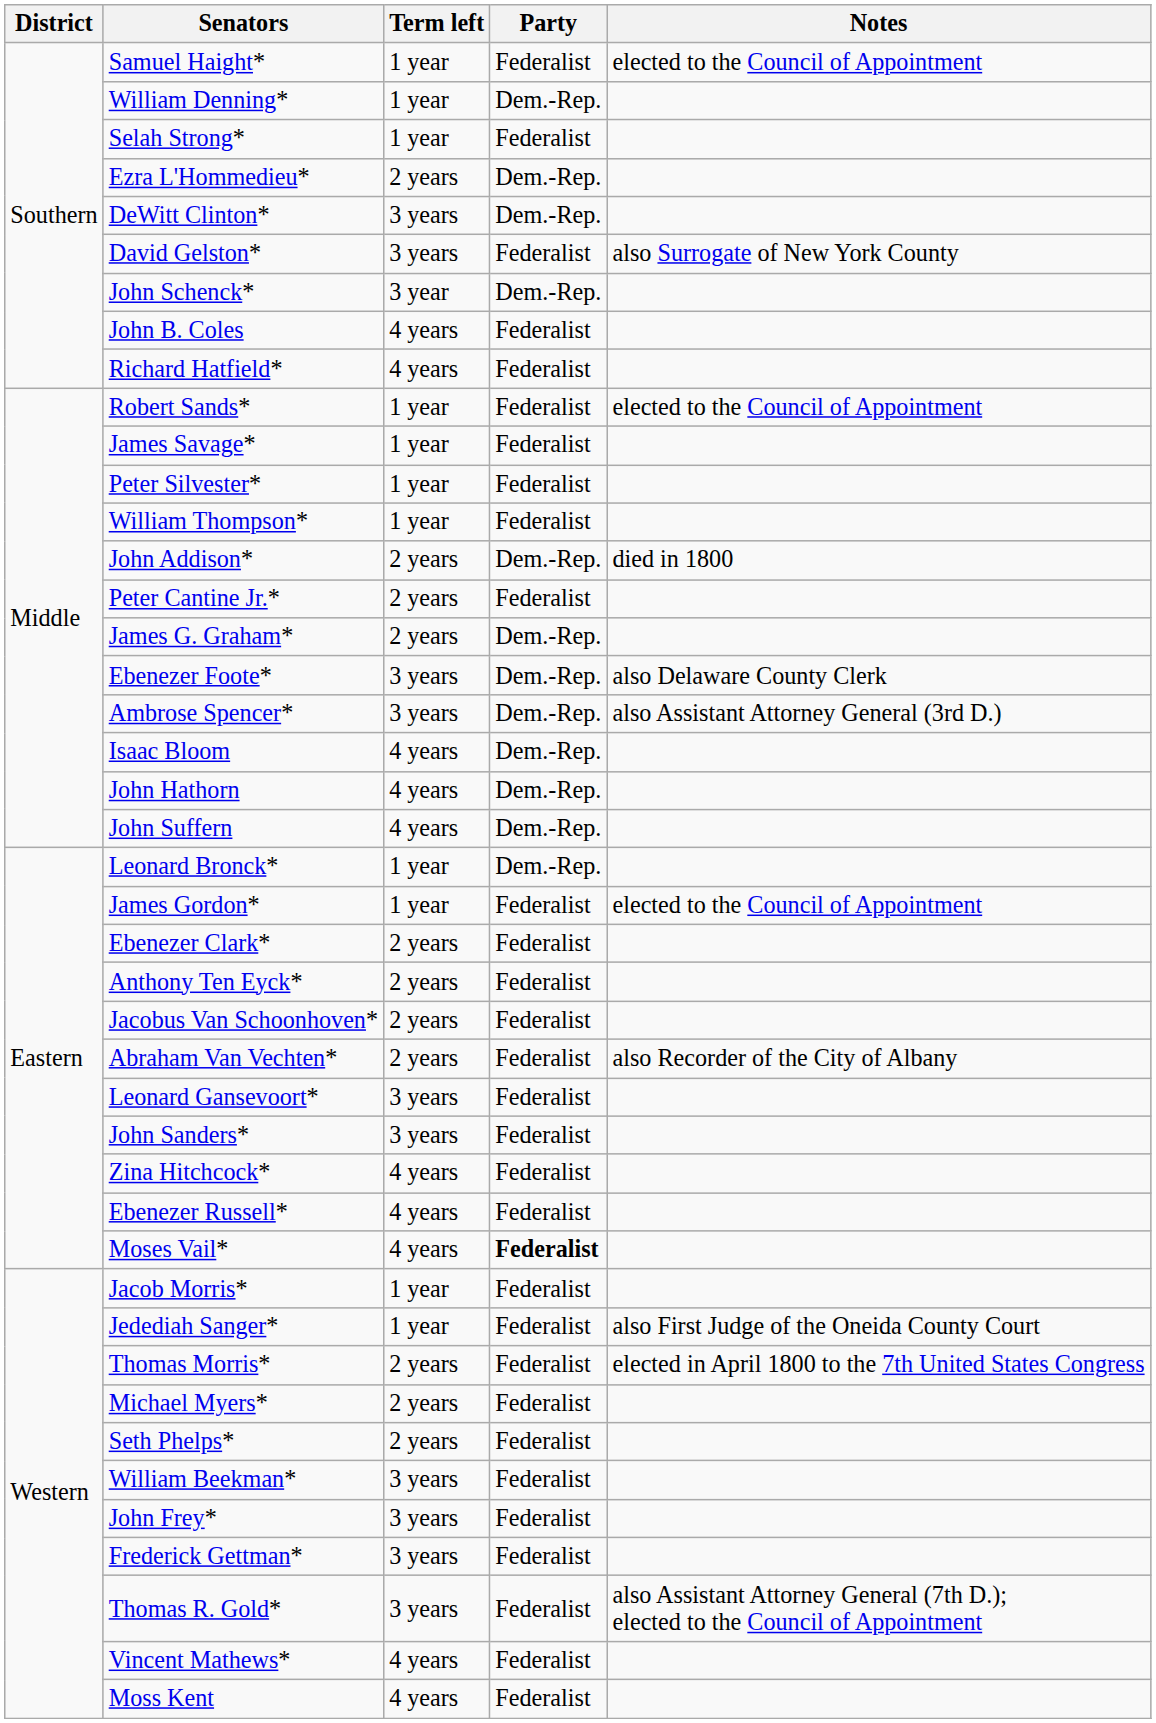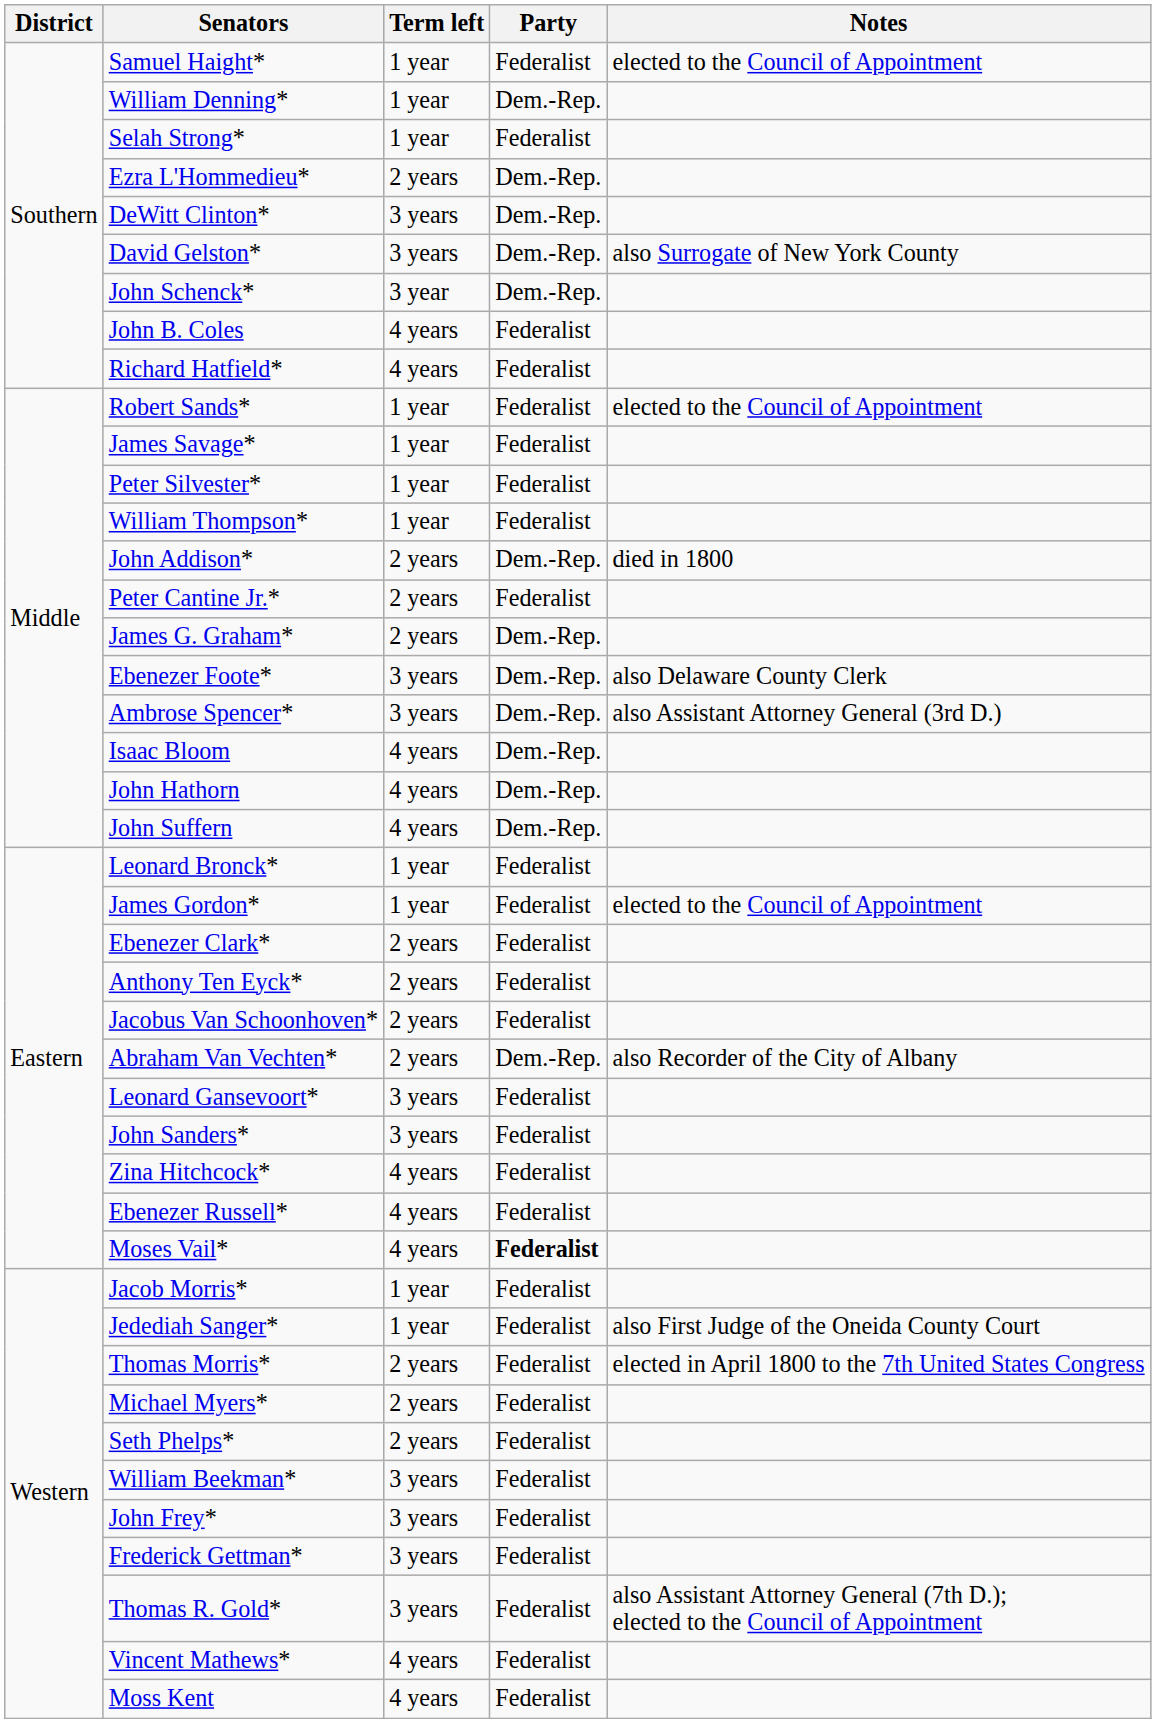(543, 253) Federalist -> (548, 253) Dem.-Rep.
(548, 866) Dem.-Rep. -> (543, 866) Federalist
(543, 1058) Federalist -> (548, 1058) Dem.-Rep.
